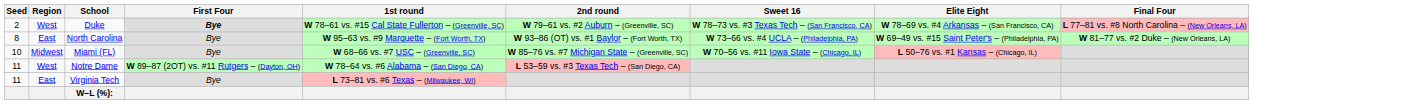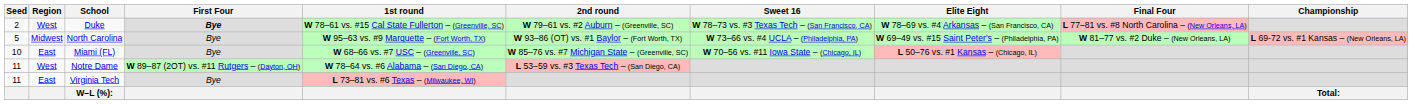+ column: (1328, 12)
(17, 39) 8 -> (17, 39) 5
(47, 39) East -> (47, 39) Midwest
(47, 52) Midwest -> (47, 52) East
